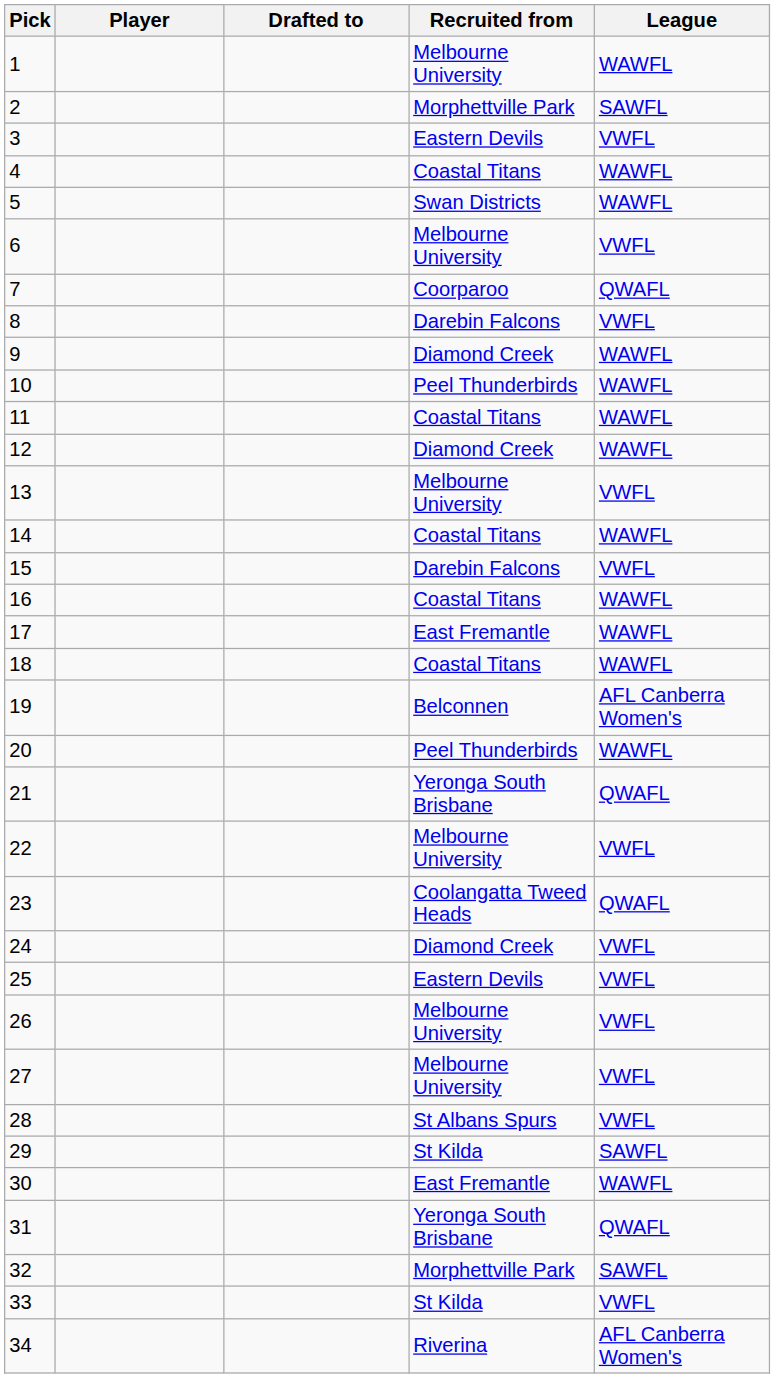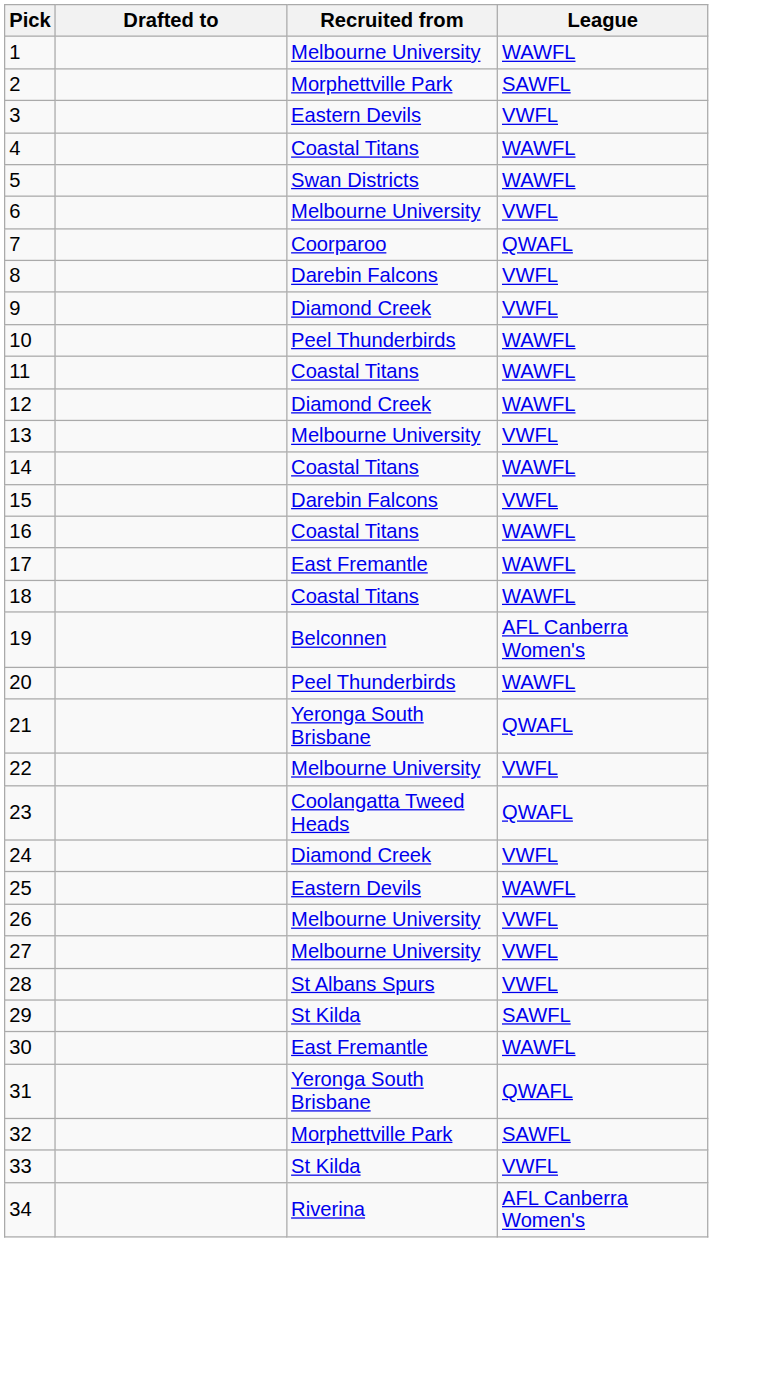- column: (139, 20)
(636, 353) WAWFL -> (530, 308) VWFL
(627, 978) VWFL -> (539, 887) WAWFL
